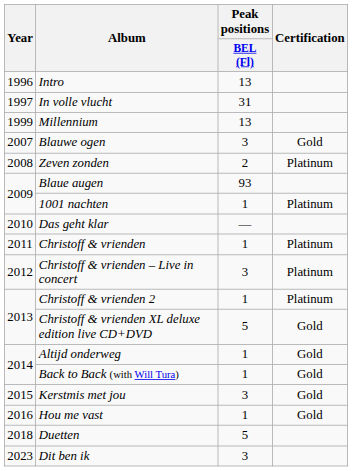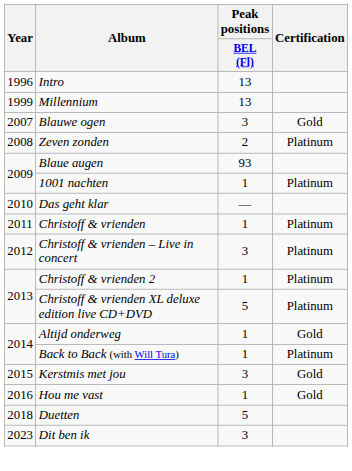- row: (75, 102)
(310, 326) Gold -> (310, 306) Platinum
(310, 374) Gold -> (310, 354) Platinum
